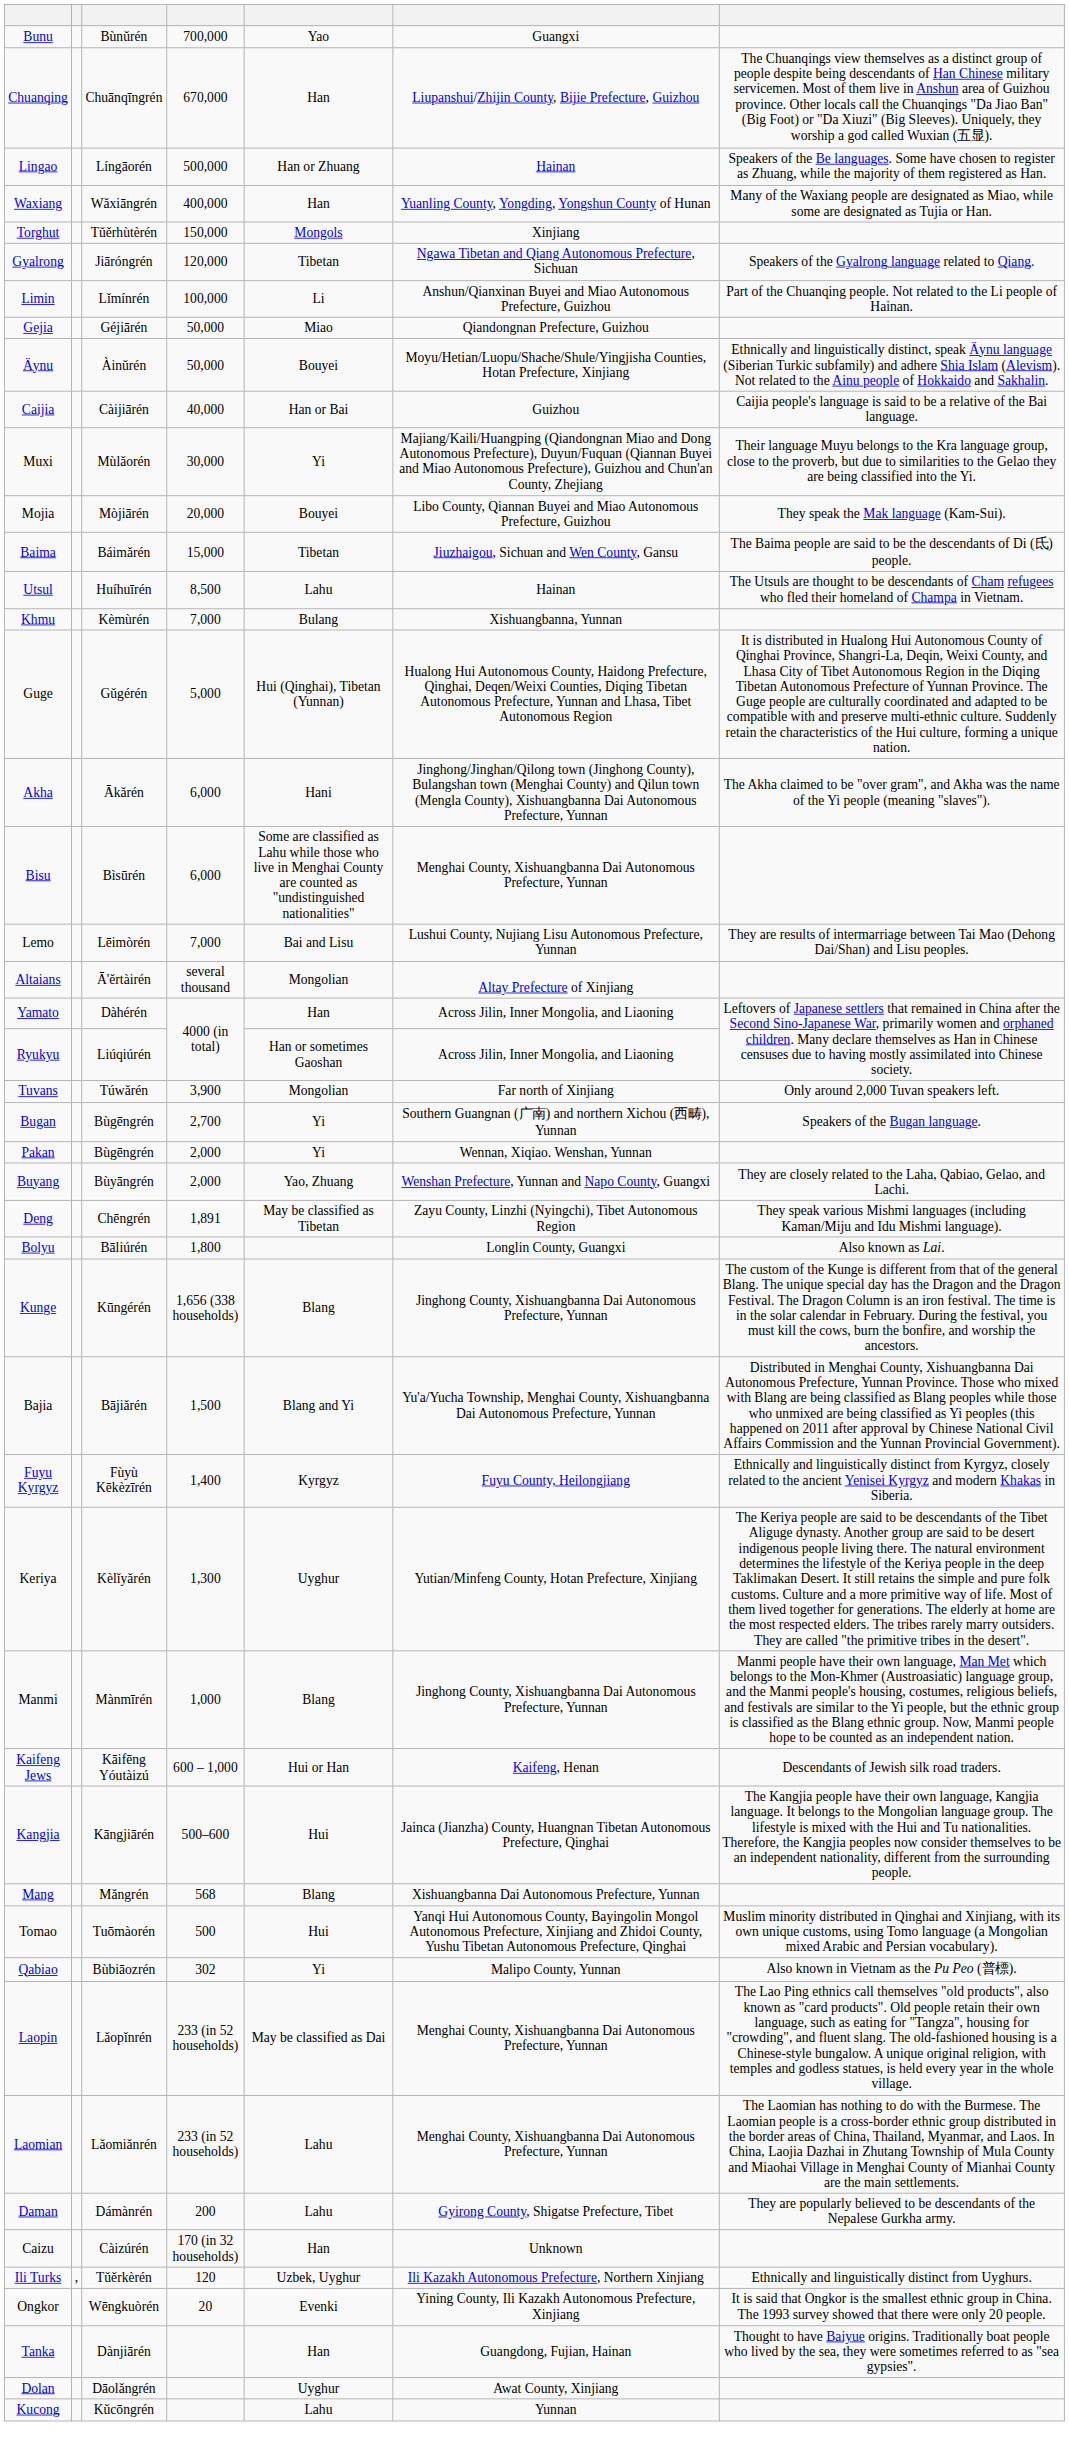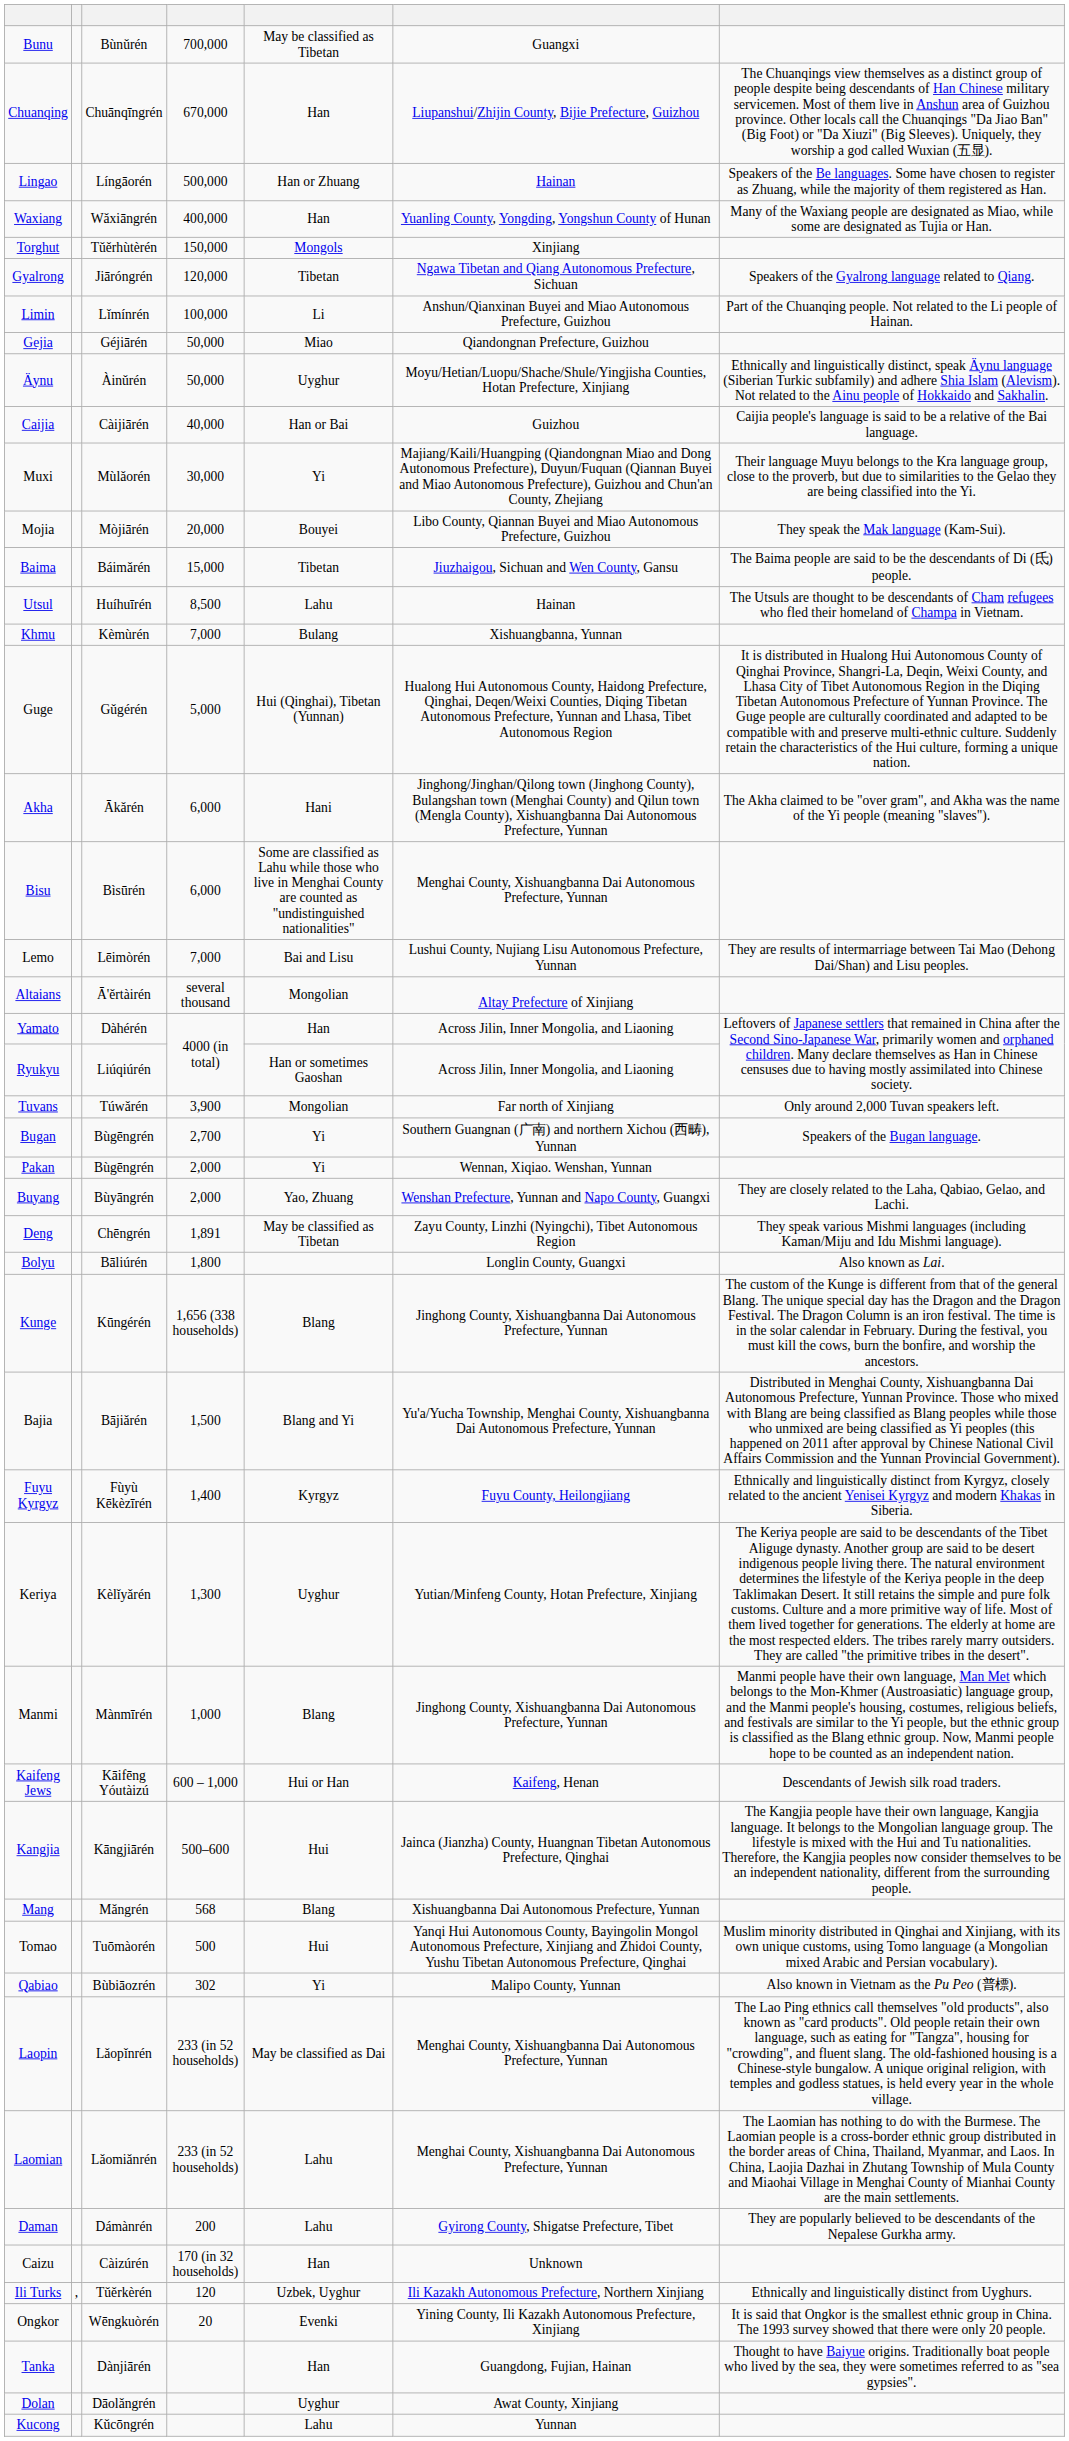(318, 36) Yao -> (318, 44) May be classified as Tibetan
(318, 364) Bouyei -> (318, 380) Uyghur
